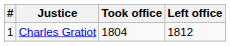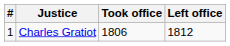(114, 31) 1804 -> (114, 31) 1806
